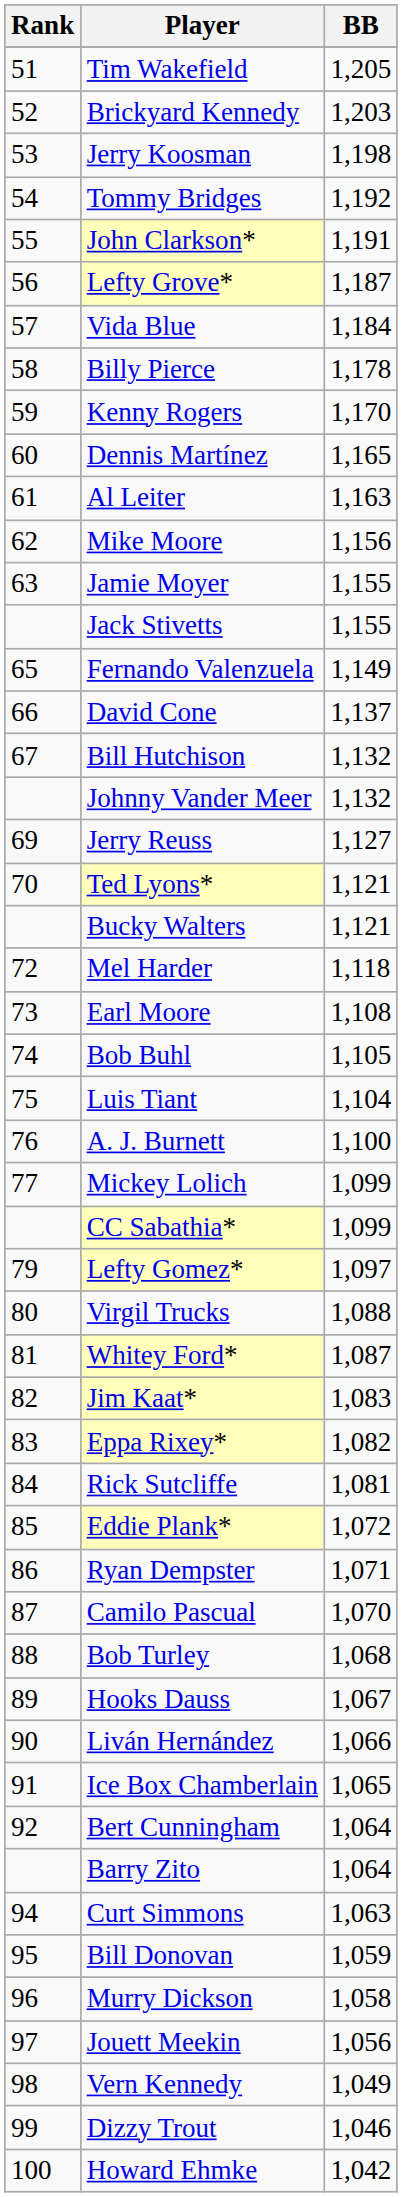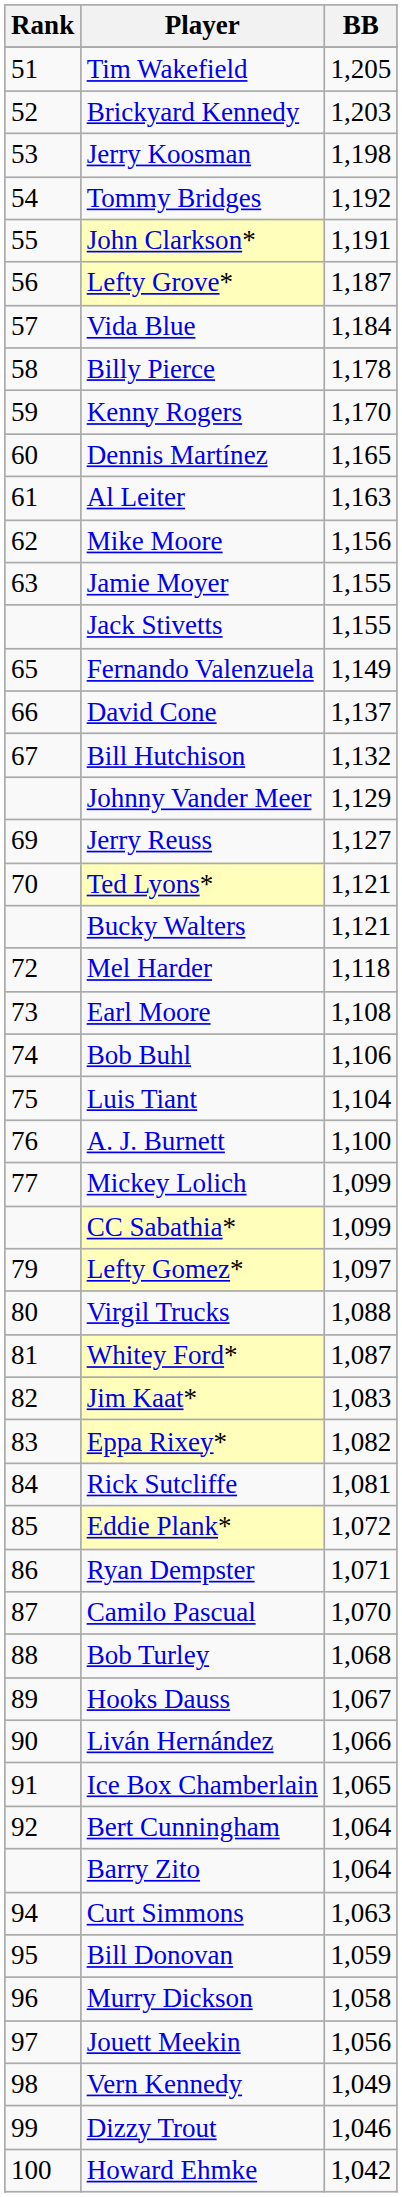(361, 797) 1,132 -> (361, 797) 1,129
(361, 1055) 1,105 -> (361, 1055) 1,106
